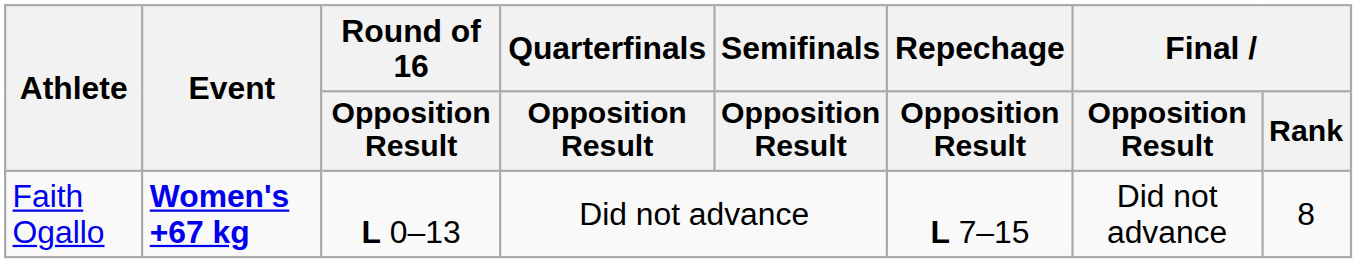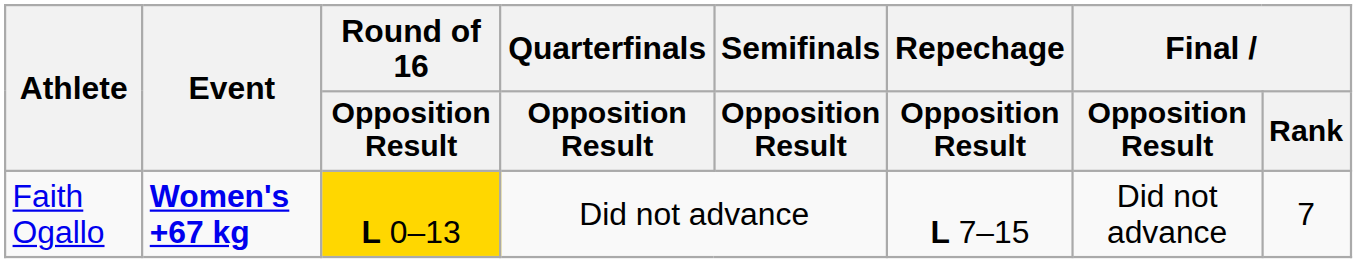(411, 232) no background -> (411, 232) gold background
(1306, 215) 8 -> (1306, 215) 7
